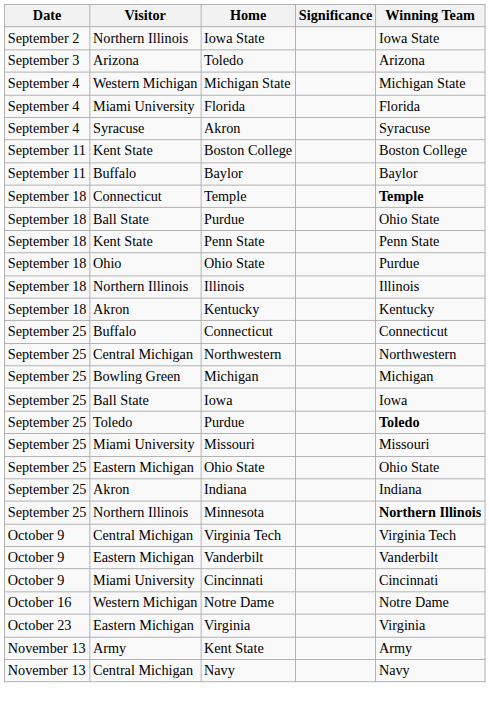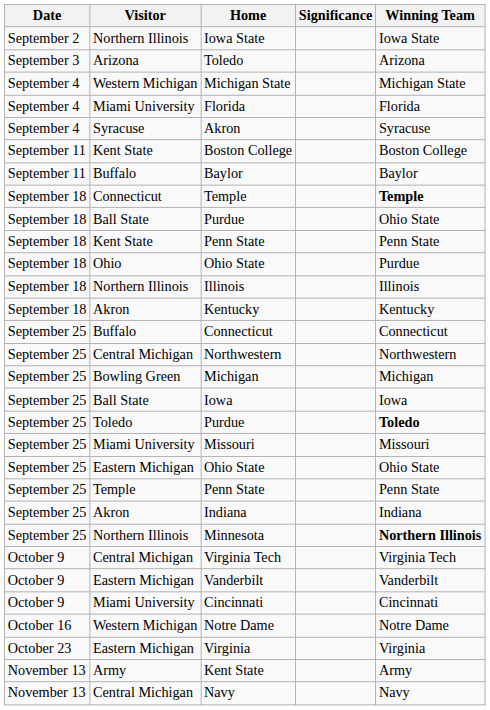+ row: (114, 490)
